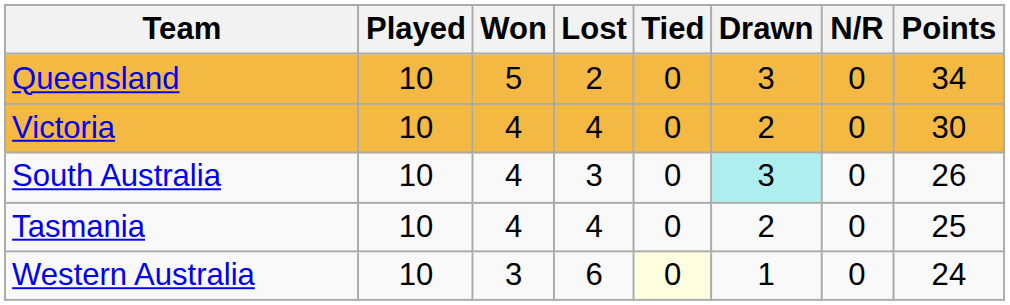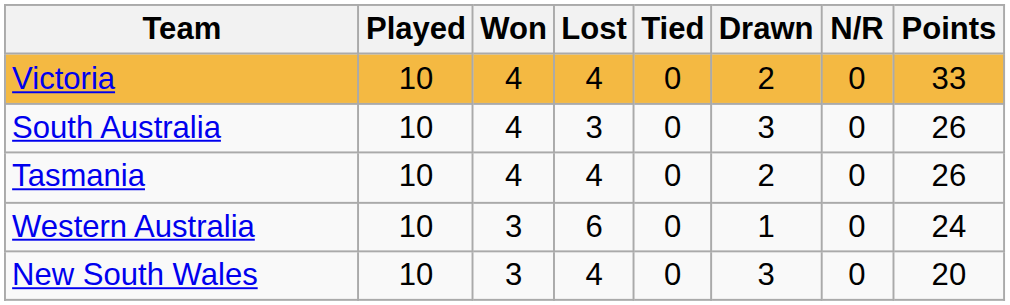- row: (96, 78)
(949, 127) 30 -> (949, 78) 33
(766, 176) paleturquoise background -> (766, 127) no background
(949, 226) 25 -> (949, 176) 26
(673, 275) lightyellow background -> (673, 226) no background
+ row: (135, 275)
